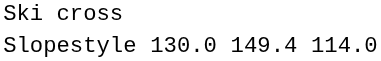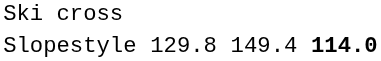(184, 46) 130.0 -> (184, 46) 129.8
(344, 46) normal -> (344, 46) bold
